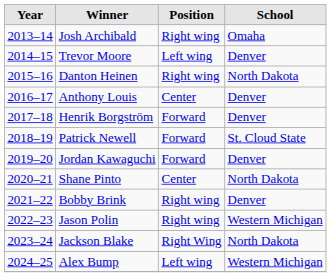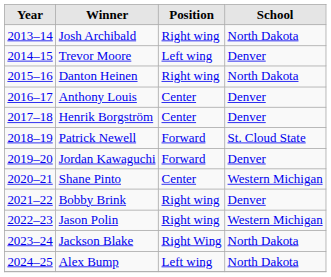(246, 35) Omaha -> (263, 35) North Dakota
(183, 117) Forward -> (179, 117) Center
(263, 179) North Dakota -> (275, 179) Western Michigan
(275, 261) Western Michigan -> (263, 261) North Dakota
